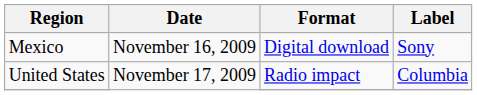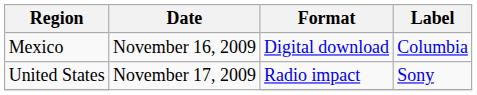(416, 47) Sony -> (433, 47) Columbia
(433, 75) Columbia -> (416, 75) Sony
